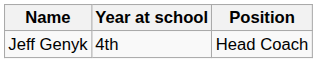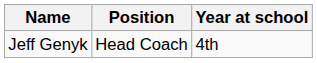columns swapped: (262, 17) <-> (152, 17)
